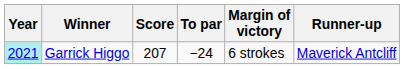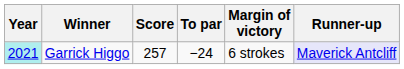(155, 53) 207 -> (155, 53) 257
(347, 53) no background -> (347, 53) lavender background
